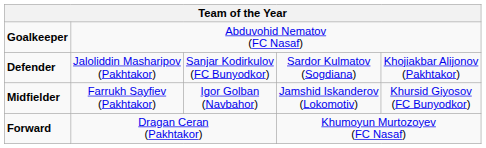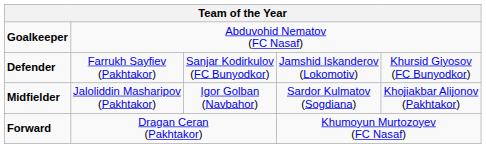(127, 67) Jaloliddin Masharipov (Pakhtakor) -> (127, 67) Farrukh Sayfiev (Pakhtakor)
(329, 67) Sardor Kulmatov (Sogdiana) -> (329, 67) Jamshid Iskanderov (Lokomotiv)
(431, 67) Khojiakbar Alijonov (Pakhtakor) -> (431, 67) Khursid Giyosov (FC Bunyodkor)
(127, 98) Farrukh Sayfiev (Pakhtakor) -> (127, 98) Jaloliddin Masharipov (Pakhtakor)
(329, 98) Jamshid Iskanderov (Lokomotiv) -> (329, 98) Sardor Kulmatov (Sogdiana)
(431, 98) Khursid Giyosov (FC Bunyodkor) -> (431, 98) Khojiakbar Alijonov (Pakhtakor)
